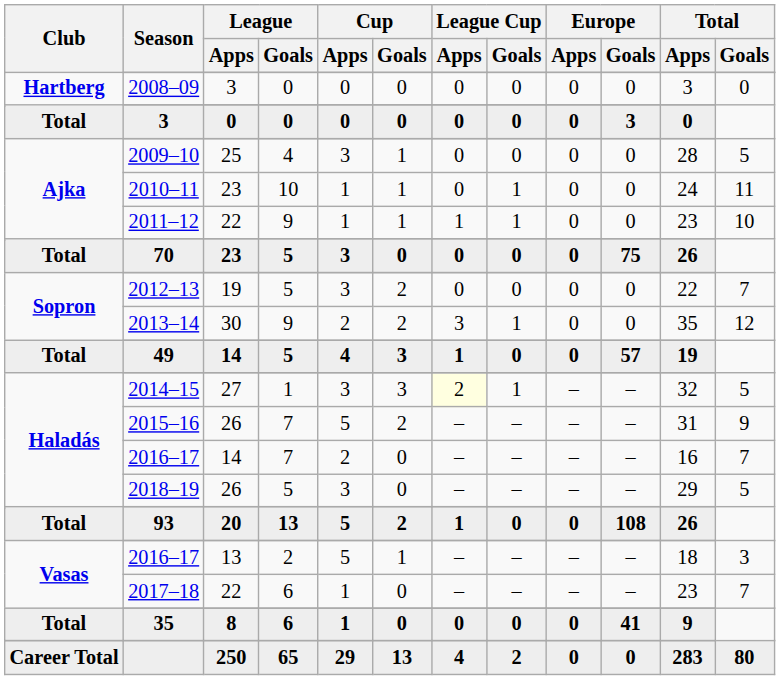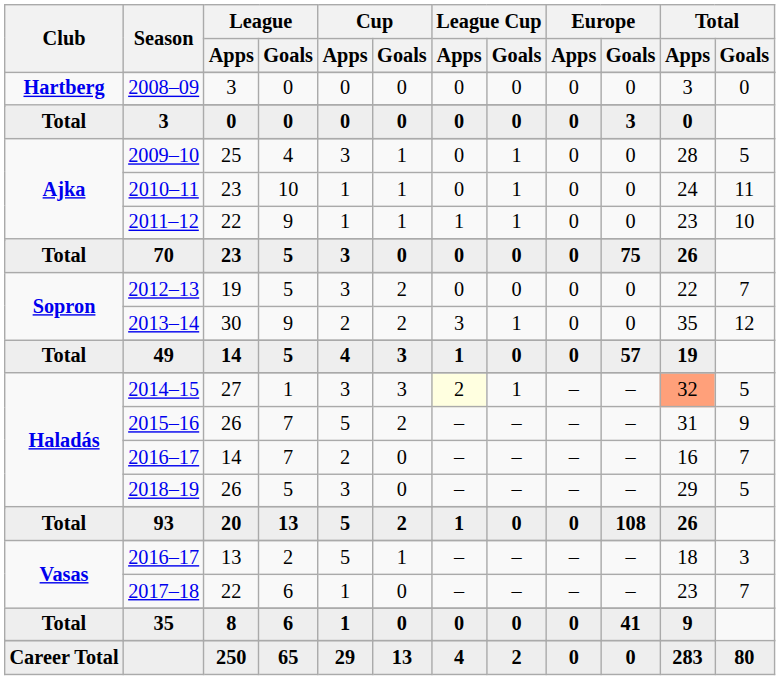(517, 155) 0 -> (517, 155) 1
(687, 389) no background -> (687, 389) lightsalmon background
